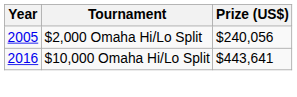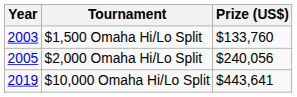+ row: (123, 37)
(23, 59) 2016 -> (23, 80) 2019
